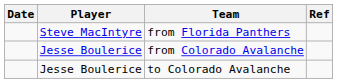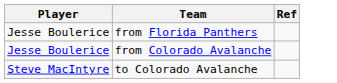- column: (21, 14)
(91, 32) Steve MacIntyre -> (58, 32) Jesse Boulerice
(91, 69) Jesse Boulerice -> (58, 69) Steve MacIntyre
